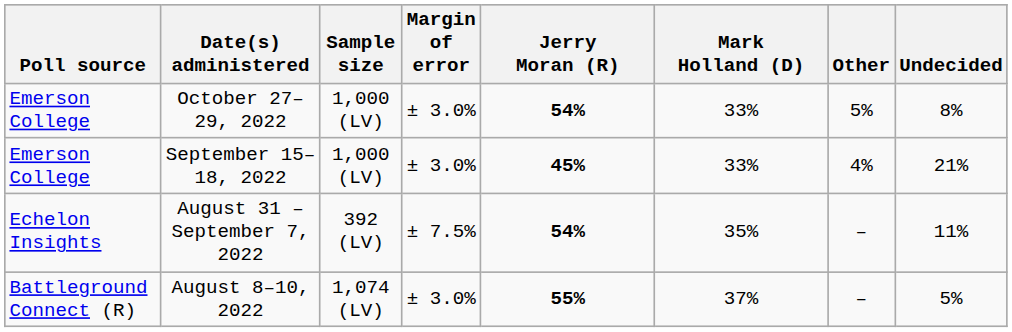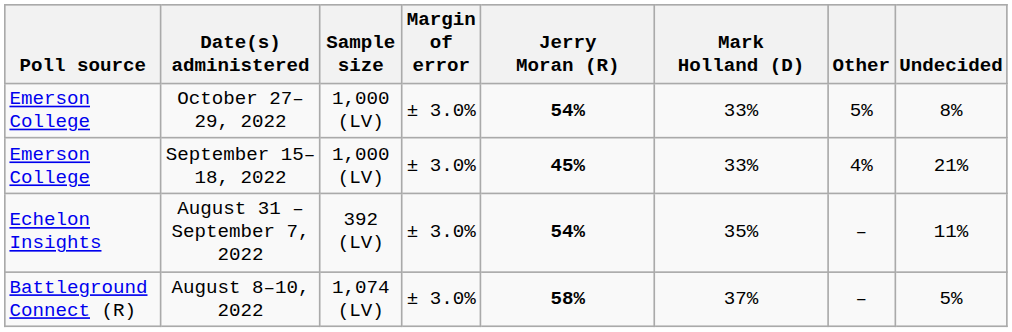(441, 232) ± 7.5% -> (441, 232) ± 3.0%
(568, 299) 55% -> (568, 299) 58%
